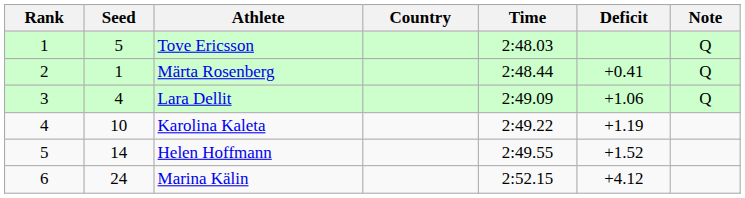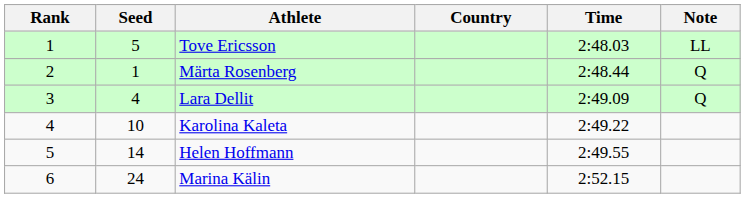- column: (624, 17)
(705, 44) Q -> (700, 44) LL
